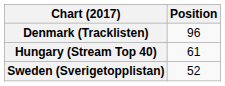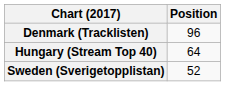(194, 52) 61 -> (194, 52) 64
